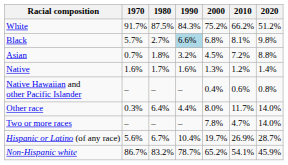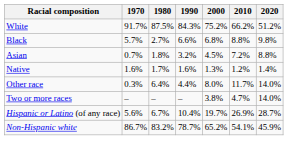(187, 41) lightblue background -> (187, 41) no background
(241, 41) 8.1% -> (241, 41) 8.8%
- row: (44, 89)
(214, 123) 7.8% -> (214, 99) 3.8%
